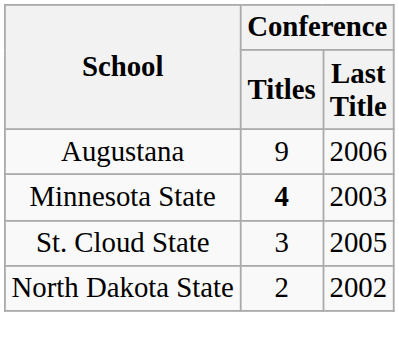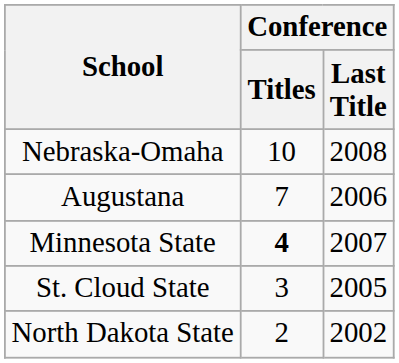+ row: (123, 151)
(282, 151) 9 -> (282, 196) 7
(358, 196) 2003 -> (358, 242) 2007
